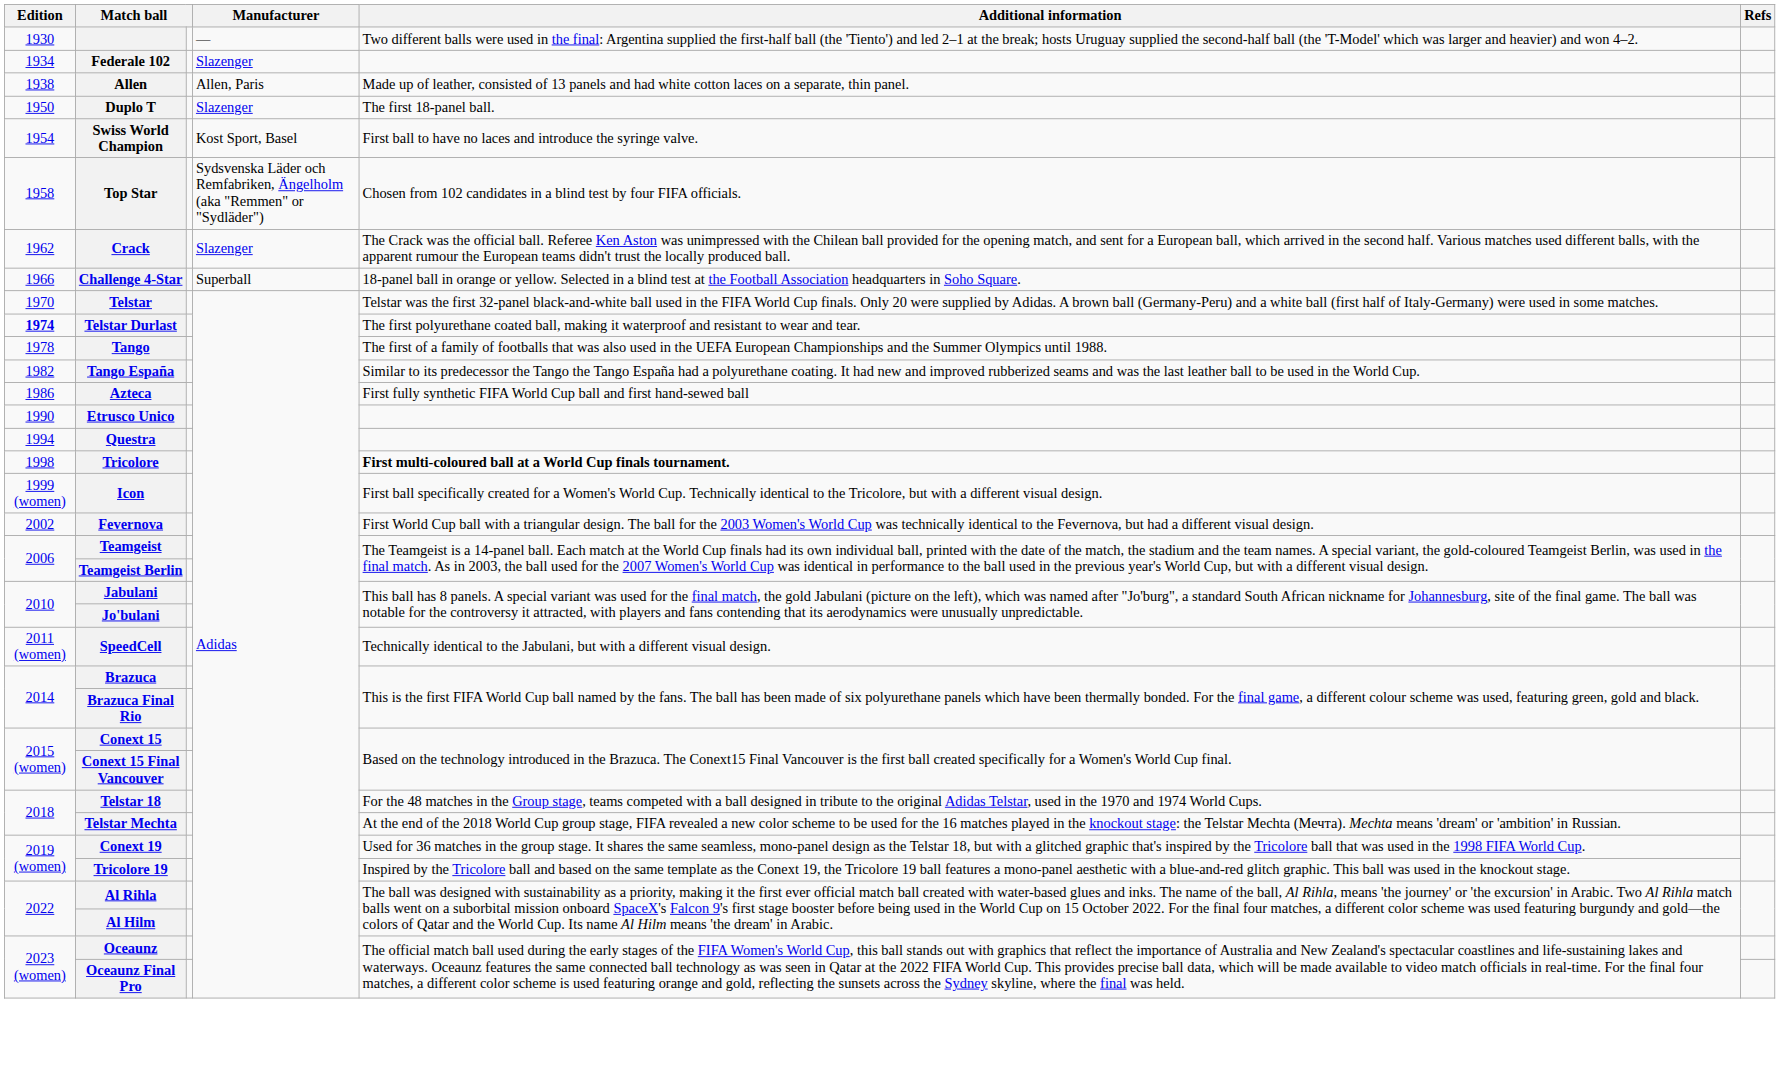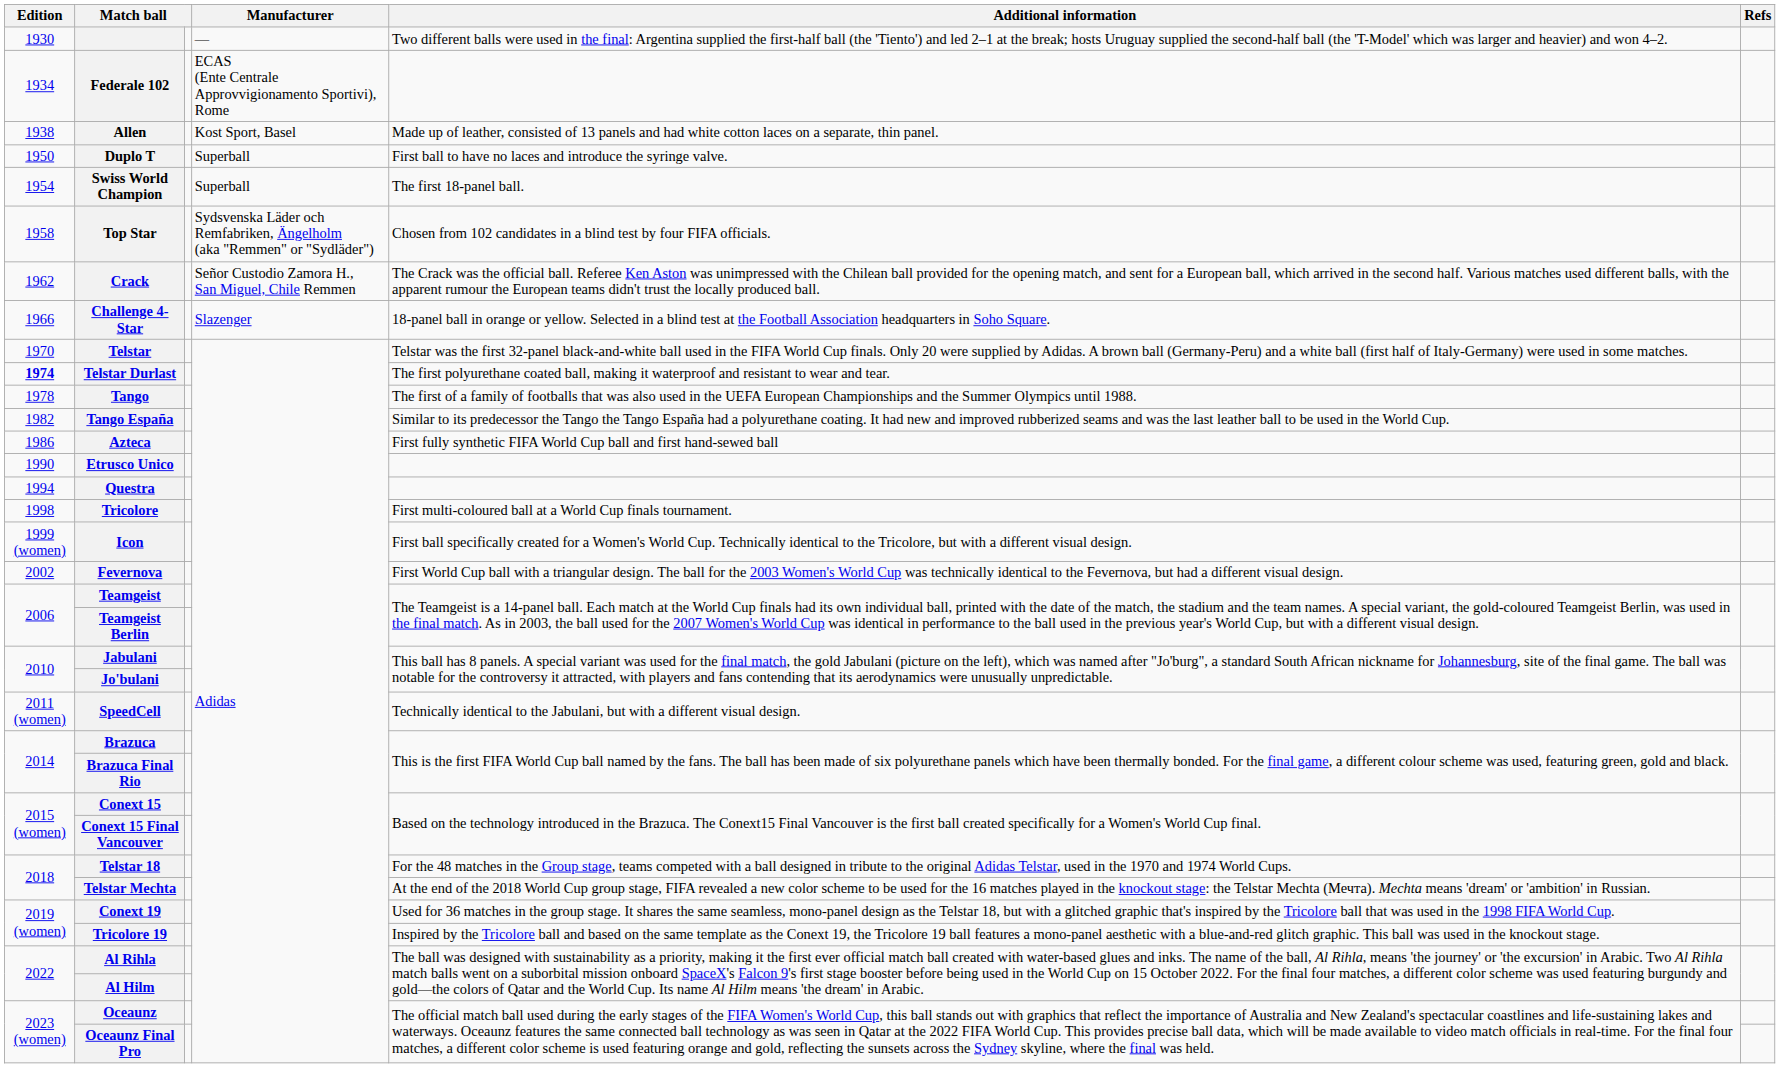(224, 61) Slazenger -> (286, 85) ECAS (Ente Centrale Approvvigionamento Sportivi), Rome
(230, 84) Allen, Paris -> (245, 133) Kost Sport, Basel
(224, 107) Slazenger -> (222, 155) Superball
(429, 107) The first 18-panel ball. -> (560, 155) First ball to have no laces and introduce the syringe valve.
(247, 138) Kost Sport, Basel -> (222, 186) Superball
(530, 138) First ball to have no laces and introduce the syringe valve. -> (458, 186) The first 18-panel ball.
(224, 248) Slazenger -> (275, 281) Señor Custodio Zamora H., San Miguel, Chile Remmen
(224, 279) Superball -> (223, 320) Slazenger
(546, 462) bold -> (562, 510) normal
